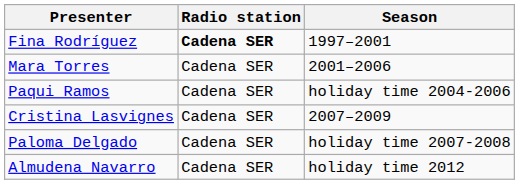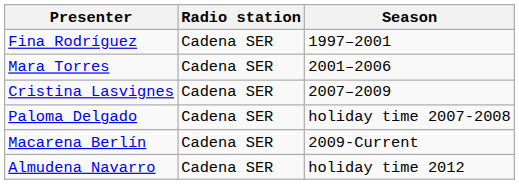(227, 42) bold -> (227, 42) normal
- row: (59, 92)
+ row: (77, 142)
